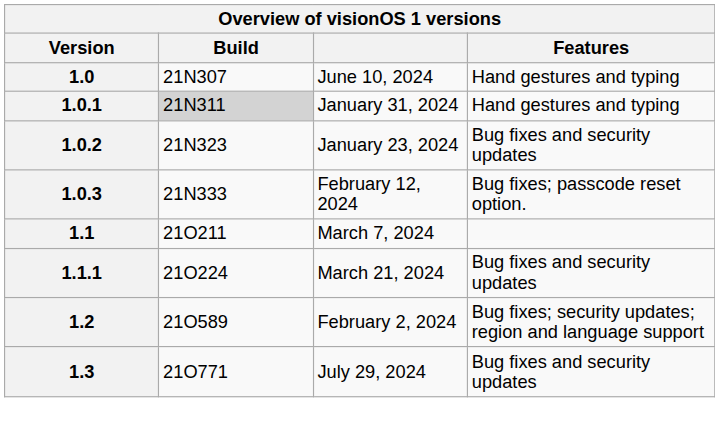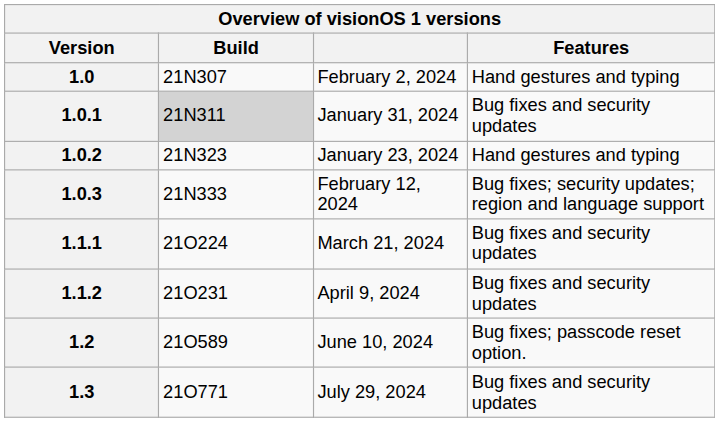(375, 76) June 10, 2024 -> (387, 76) February 2, 2024
(576, 105) Hand gestures and typing -> (561, 116) Bug fixes and security updates
(561, 144) Bug fixes and security updates -> (576, 155) Hand gestures and typing
(576, 194) Bug fixes; passcode reset option. -> (588, 194) Bug fixes; security updates; region and language support
- row: (82, 233)
+ row: (82, 293)
(387, 322) February 2, 2024 -> (375, 342) June 10, 2024
(588, 322) Bug fixes; security updates; region and language support -> (576, 342) Bug fixes; passcode reset option.
